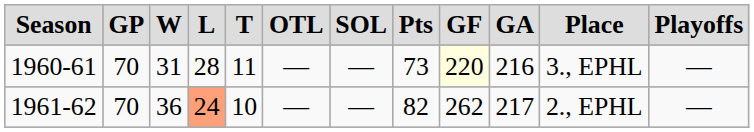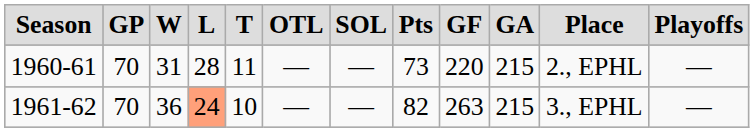(464, 65) lightyellow background -> (464, 65) no background
(515, 65) 216 -> (515, 65) 215
(594, 65) 3., EPHL -> (594, 65) 2., EPHL
(464, 106) 262 -> (464, 106) 263
(515, 106) 217 -> (515, 106) 215
(594, 106) 2., EPHL -> (594, 106) 3., EPHL
